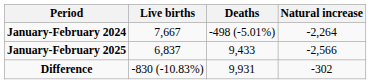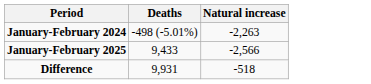- column: (168, 13)
(322, 32) -2,264 -> (244, 32) -2,263
(322, 69) -302 -> (244, 69) -518
